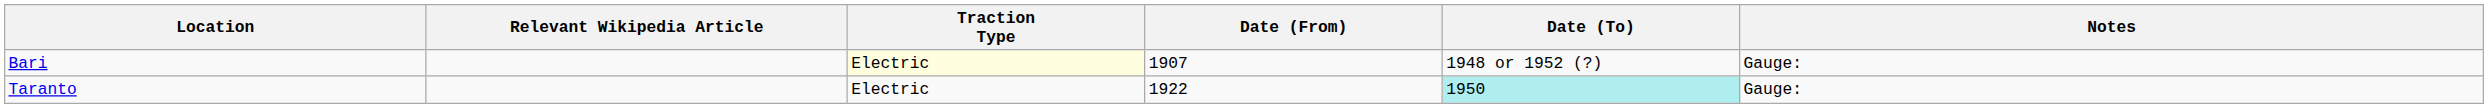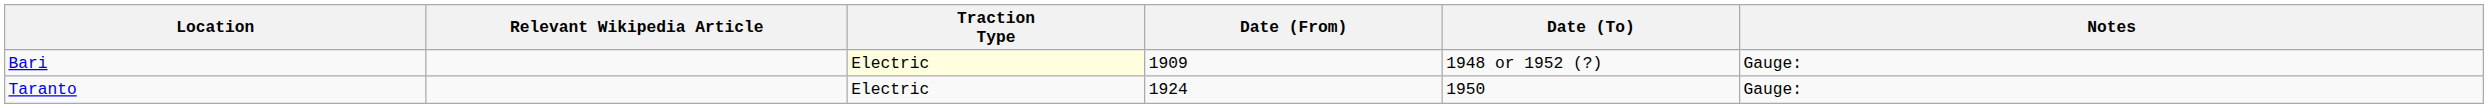(1168, 63) 1907 -> (1168, 63) 1909
(1168, 90) 1922 -> (1168, 90) 1924
(1466, 90) paleturquoise background -> (1466, 90) no background
